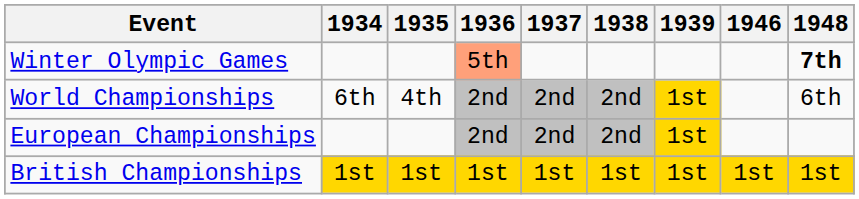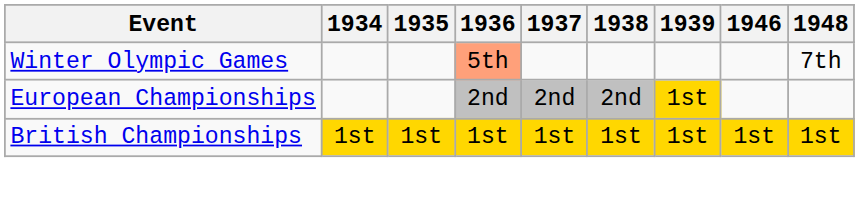(821, 61) bold -> (821, 61) normal
- row: (142, 99)
